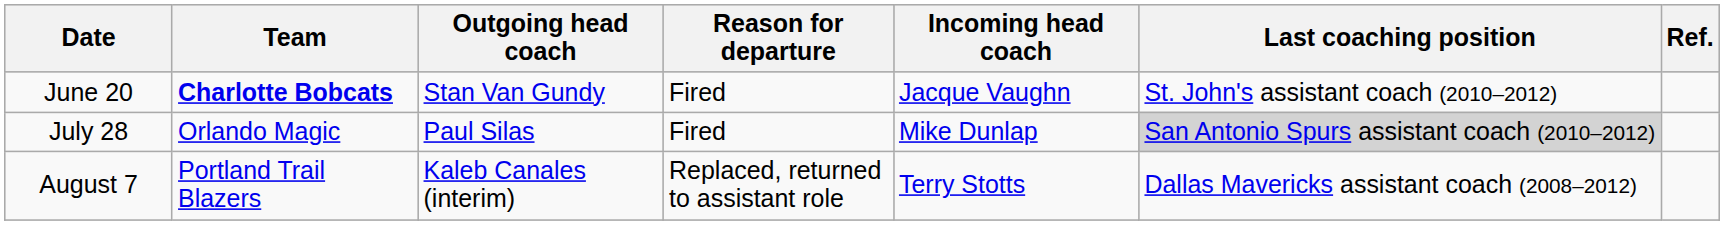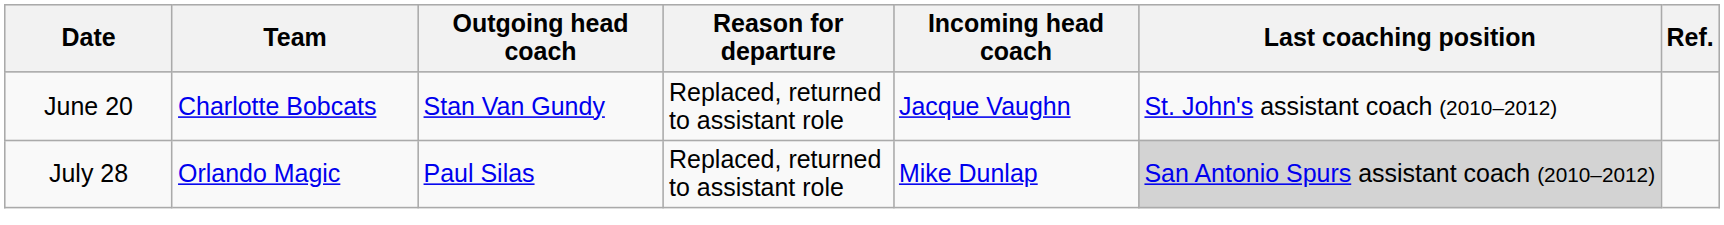(286, 91) bold -> (277, 105) normal
(697, 91) Fired -> (775, 105) Replaced, returned to assistant role
(697, 131) Fired -> (775, 173) Replaced, returned to assistant role
- row: (89, 185)
